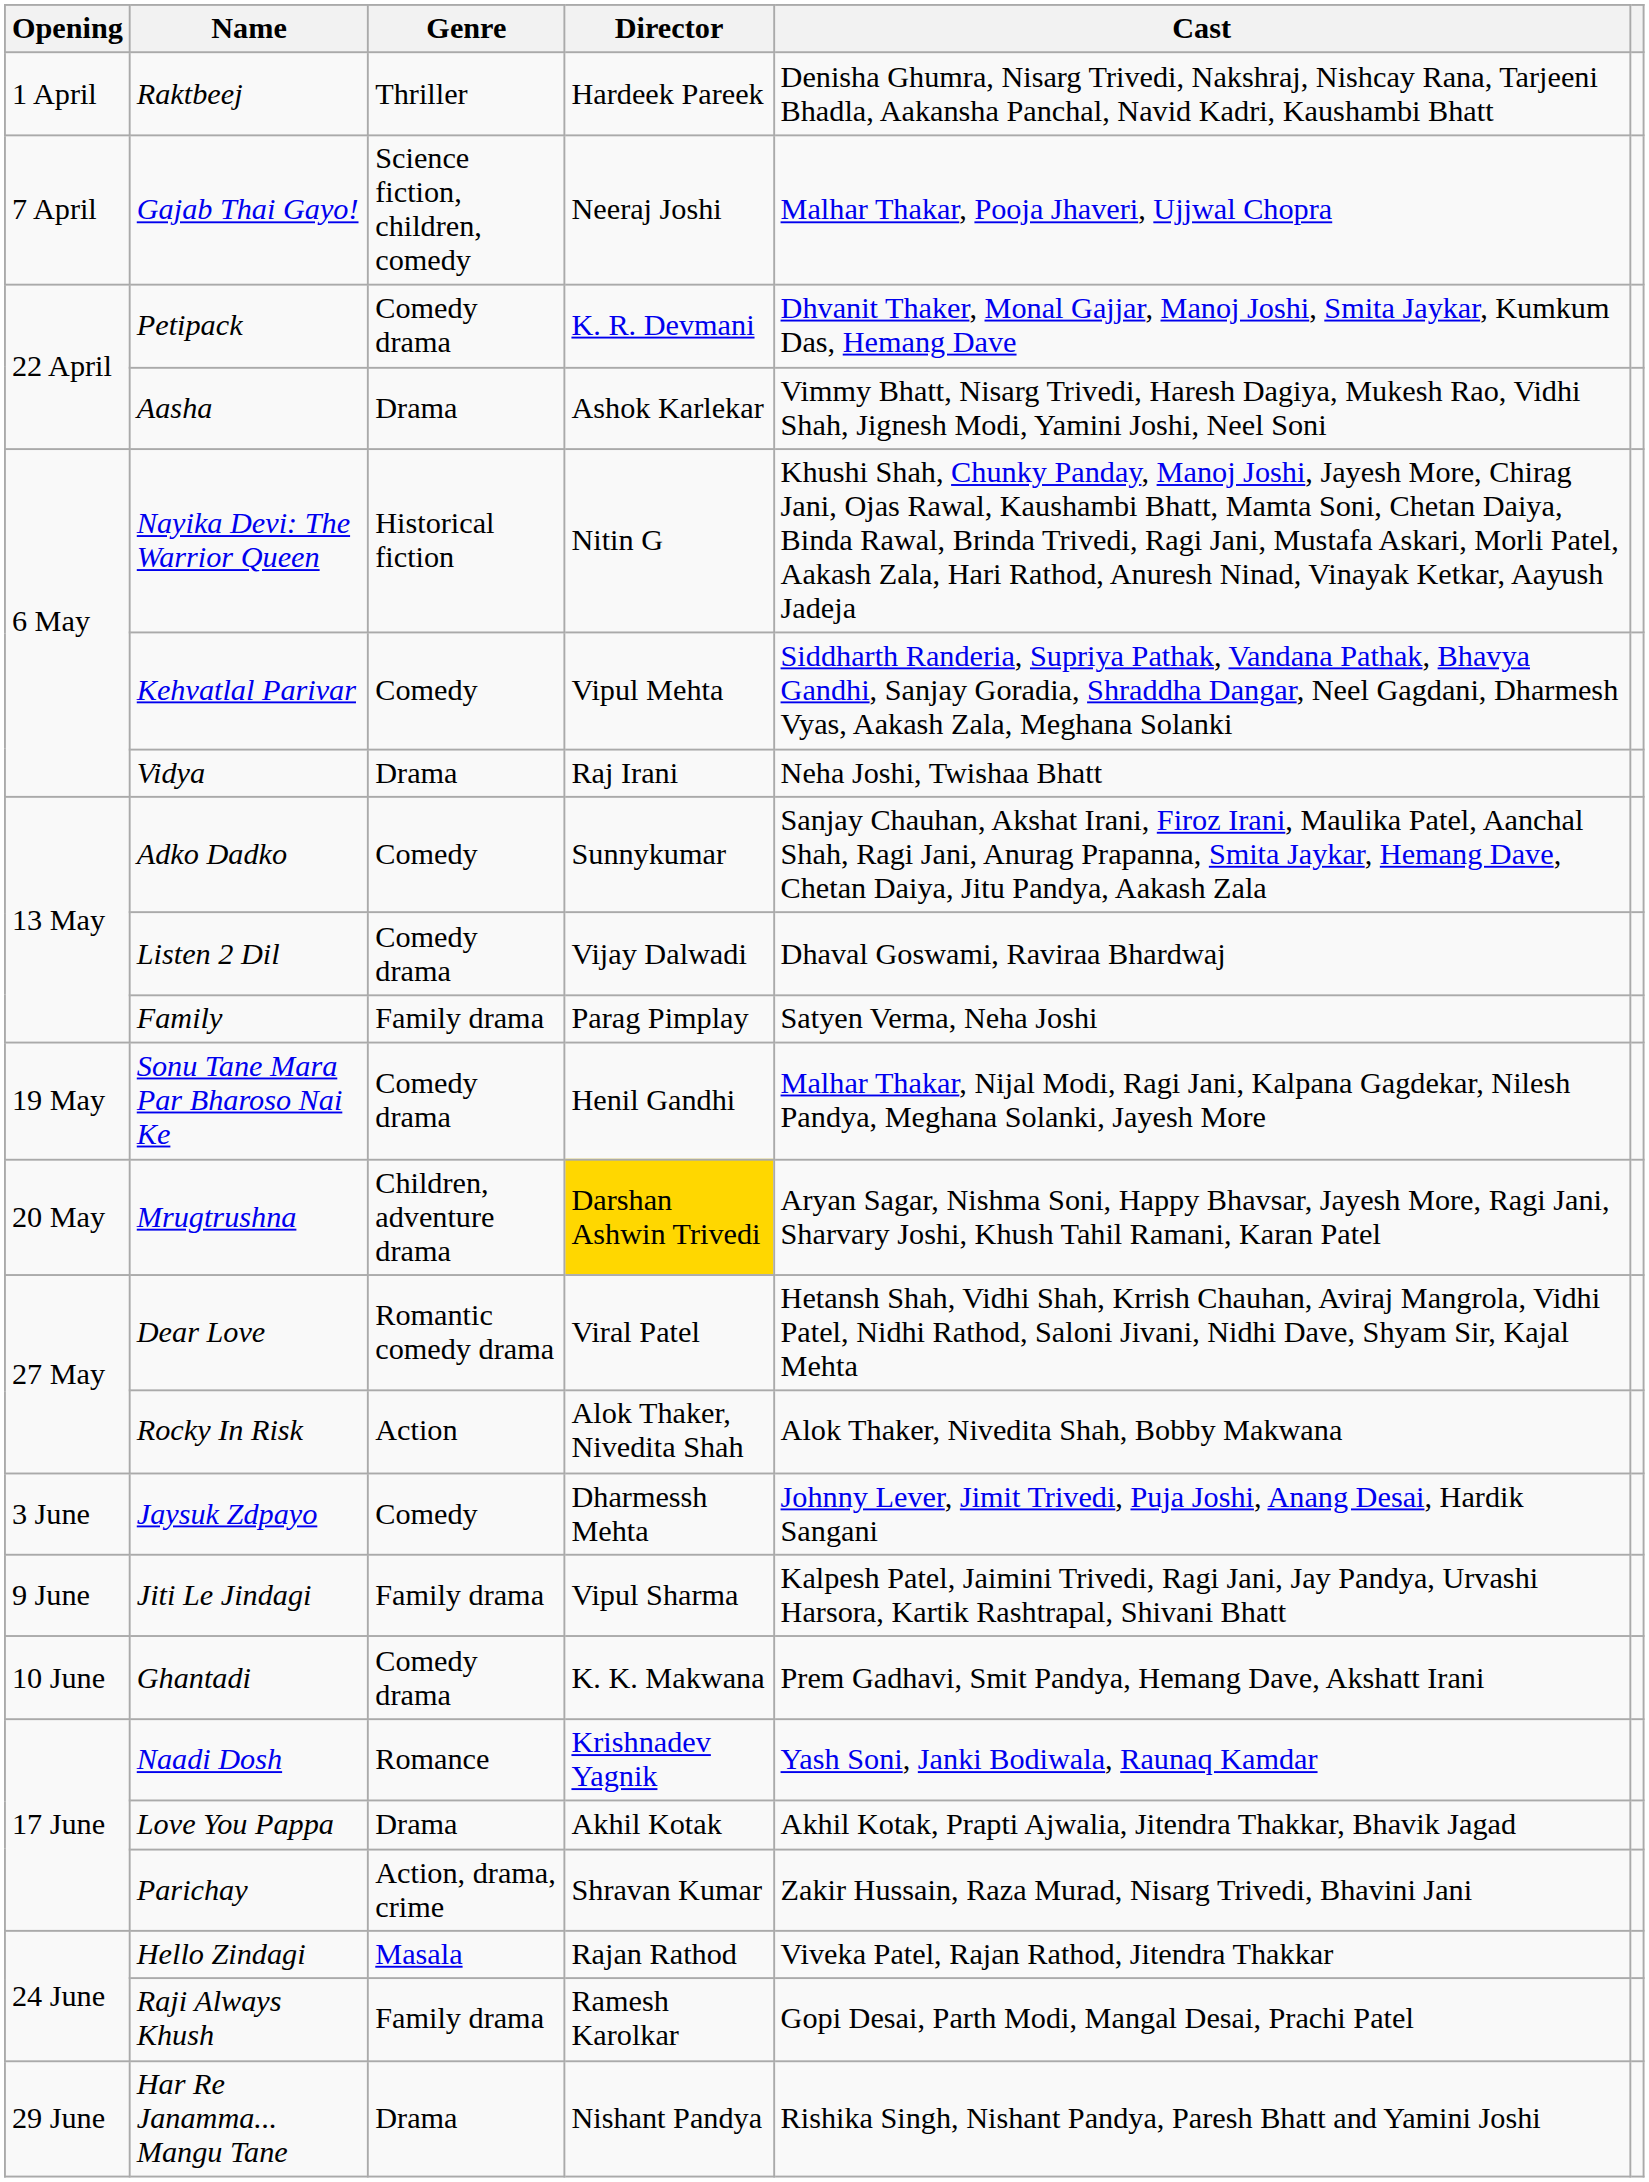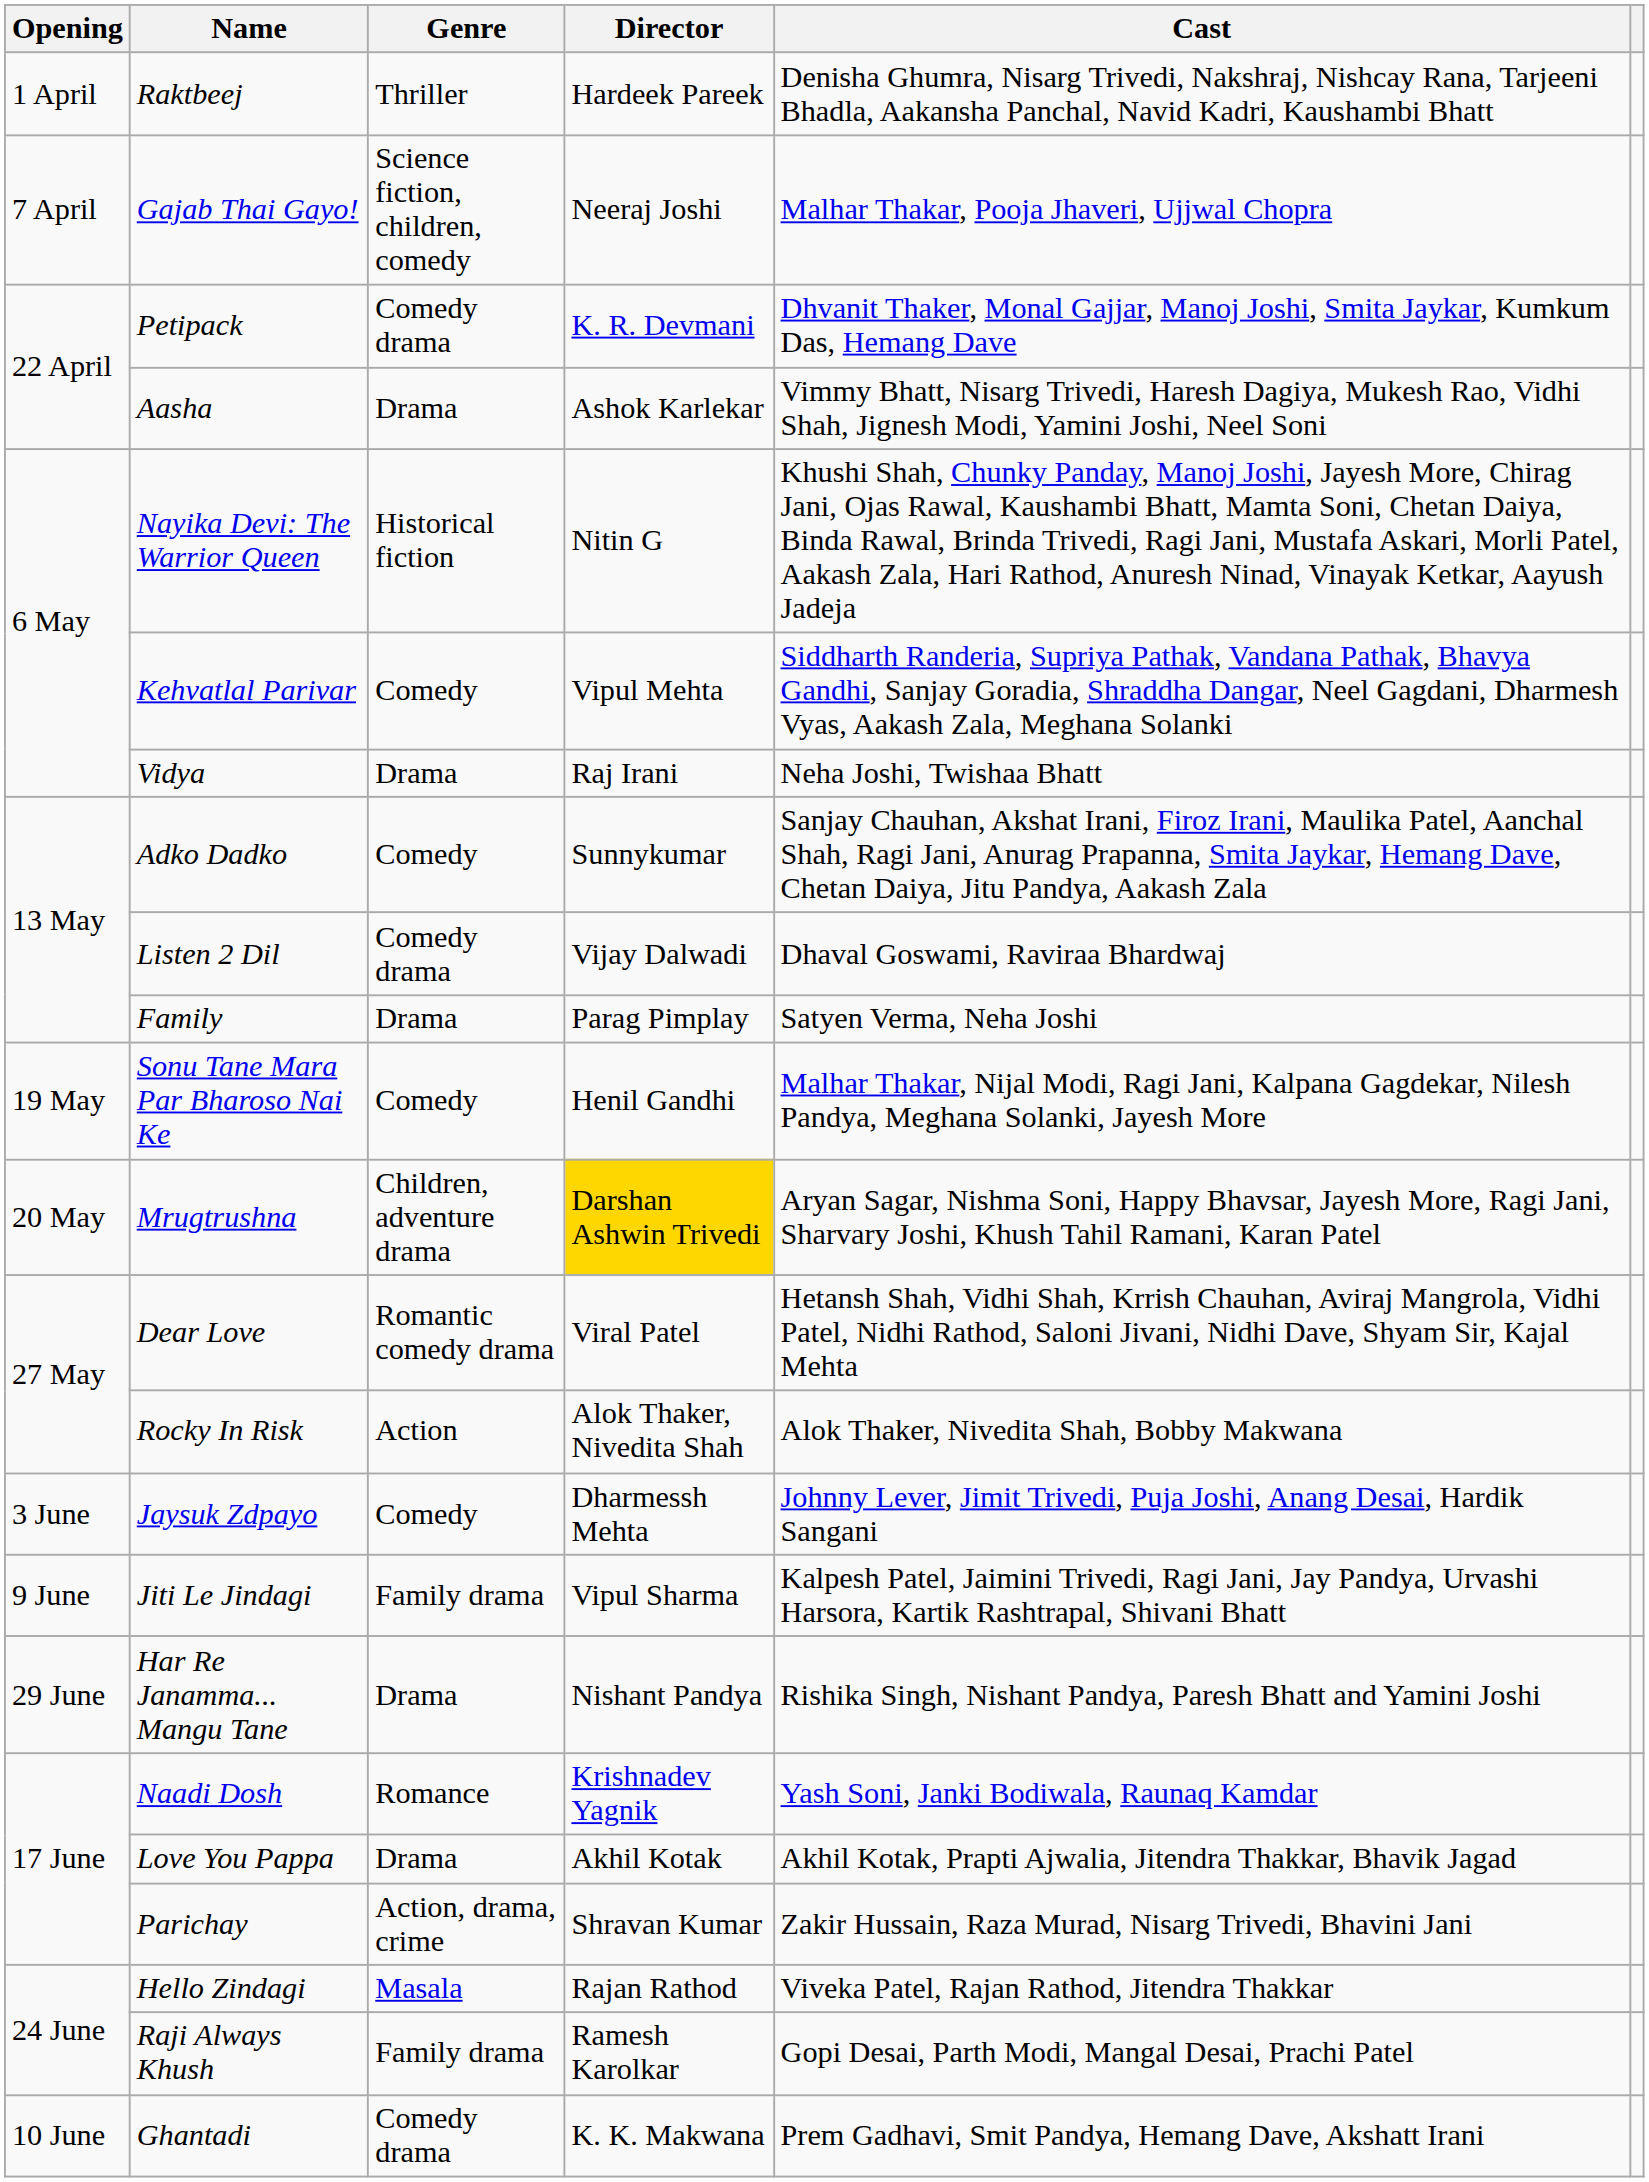(460, 1018) Family drama -> (416, 1018) Drama
(427, 1100) Comedy drama -> (427, 1100) Comedy
rows swapped: (194, 1677) <-> (212, 2118)
